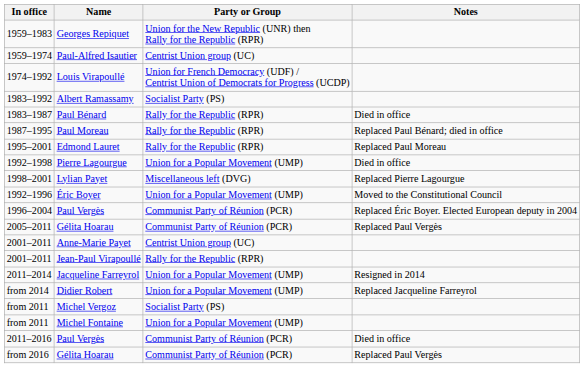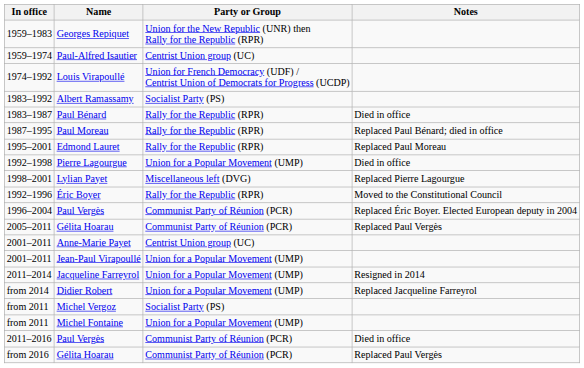(224, 195) Union for a Popular Movement (UMP) -> (204, 195) Rally for the Republic (RPR)
(204, 258) Rally for the Republic (RPR) -> (224, 258) Union for a Popular Movement (UMP)
